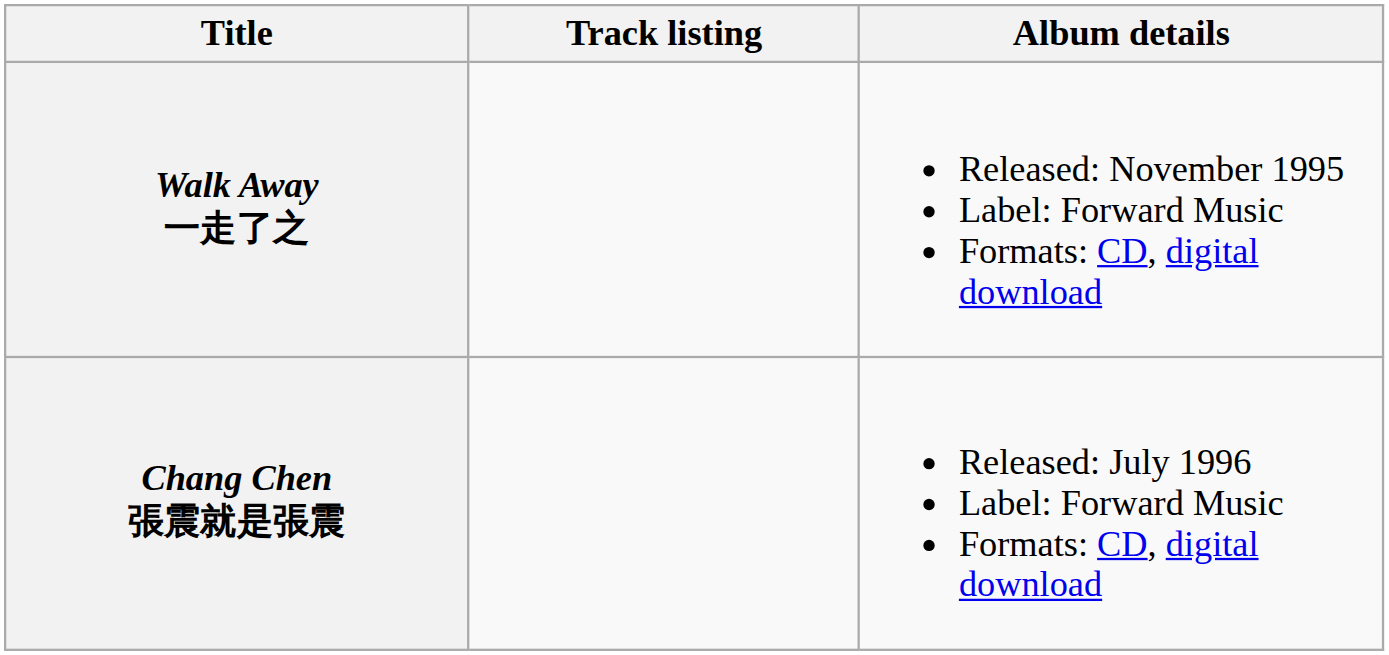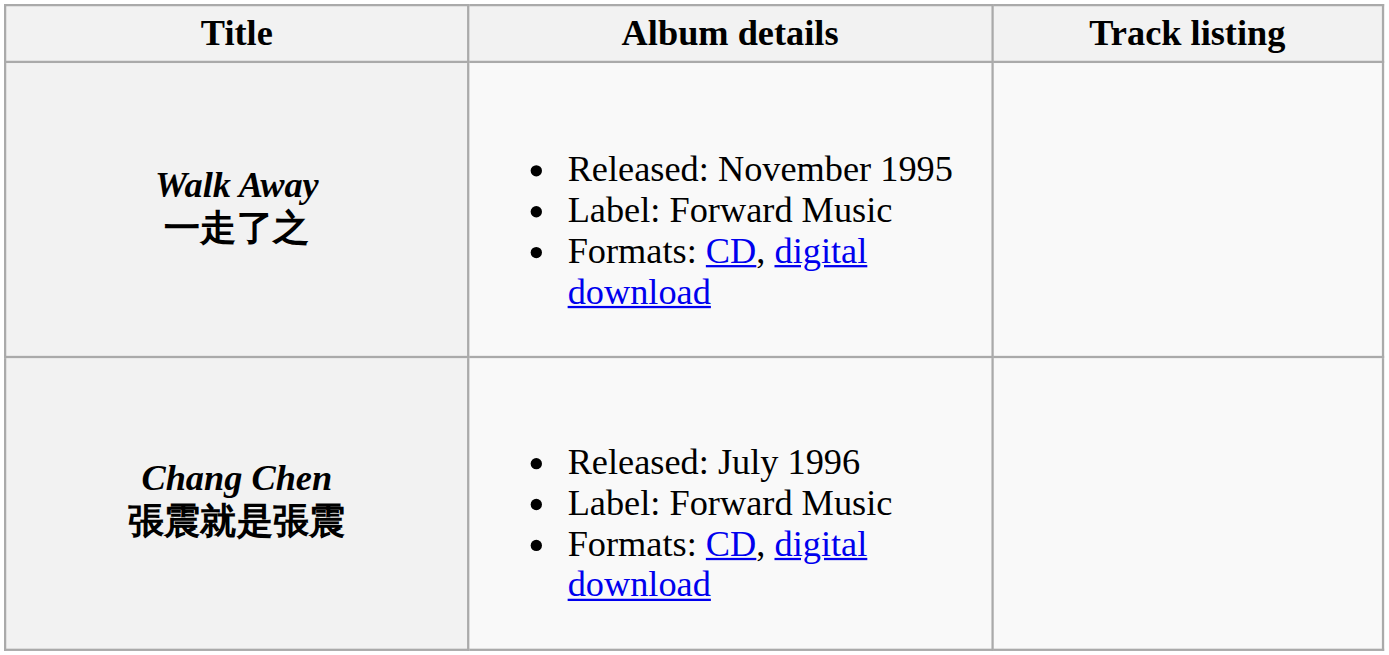columns swapped: (1121, 33) <-> (664, 33)
